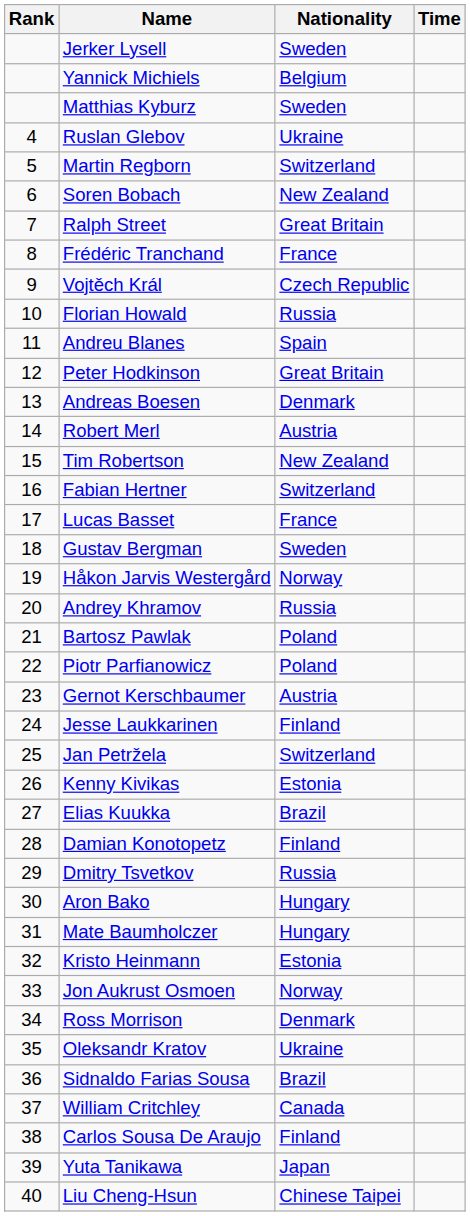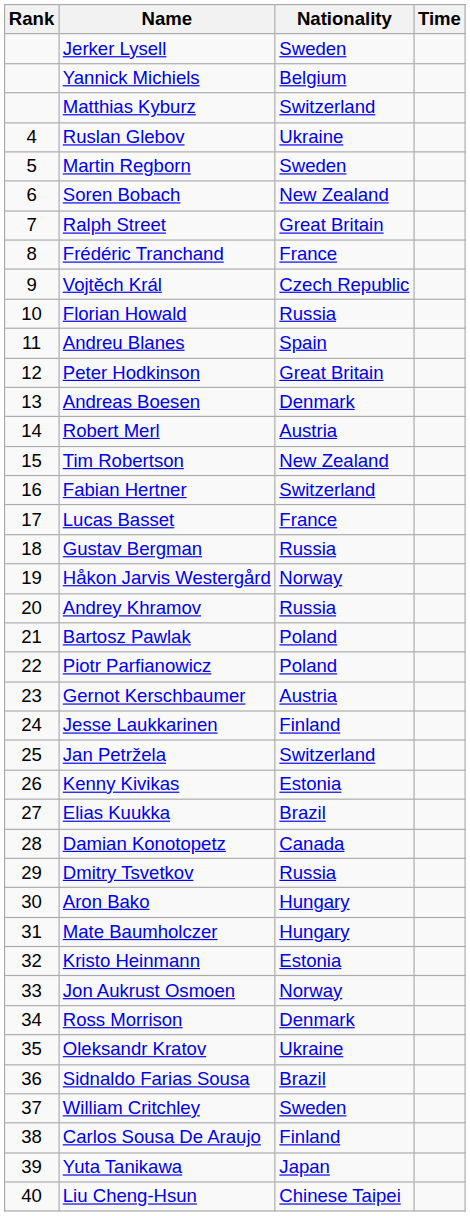(313, 107) Sweden -> (327, 107) Switzerland
(327, 166) Switzerland -> (313, 166) Sweden
(313, 549) Sweden -> (308, 549) Russia
(310, 843) Finland -> (312, 843) Canada
(312, 1108) Canada -> (313, 1108) Sweden
